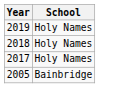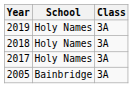+ column: (111, 12)
